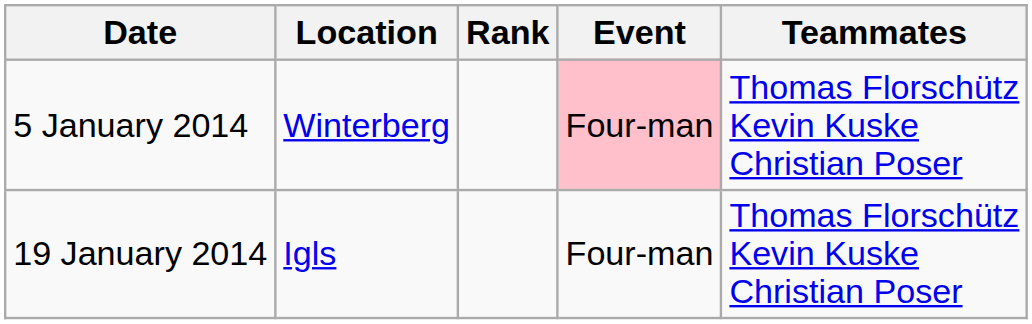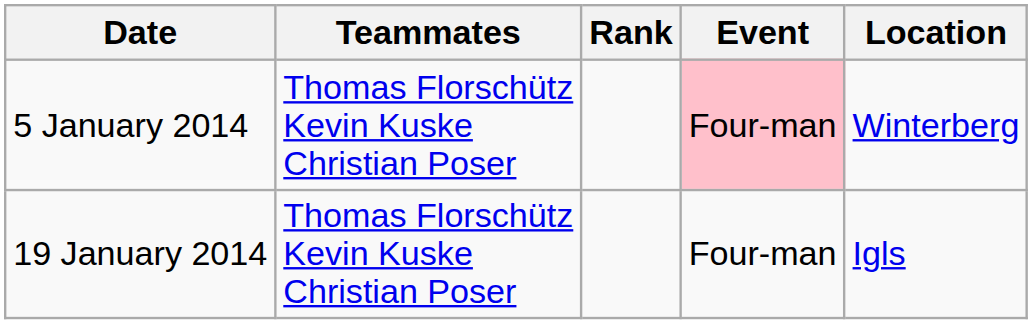columns swapped: (367, 33) <-> (874, 33)
